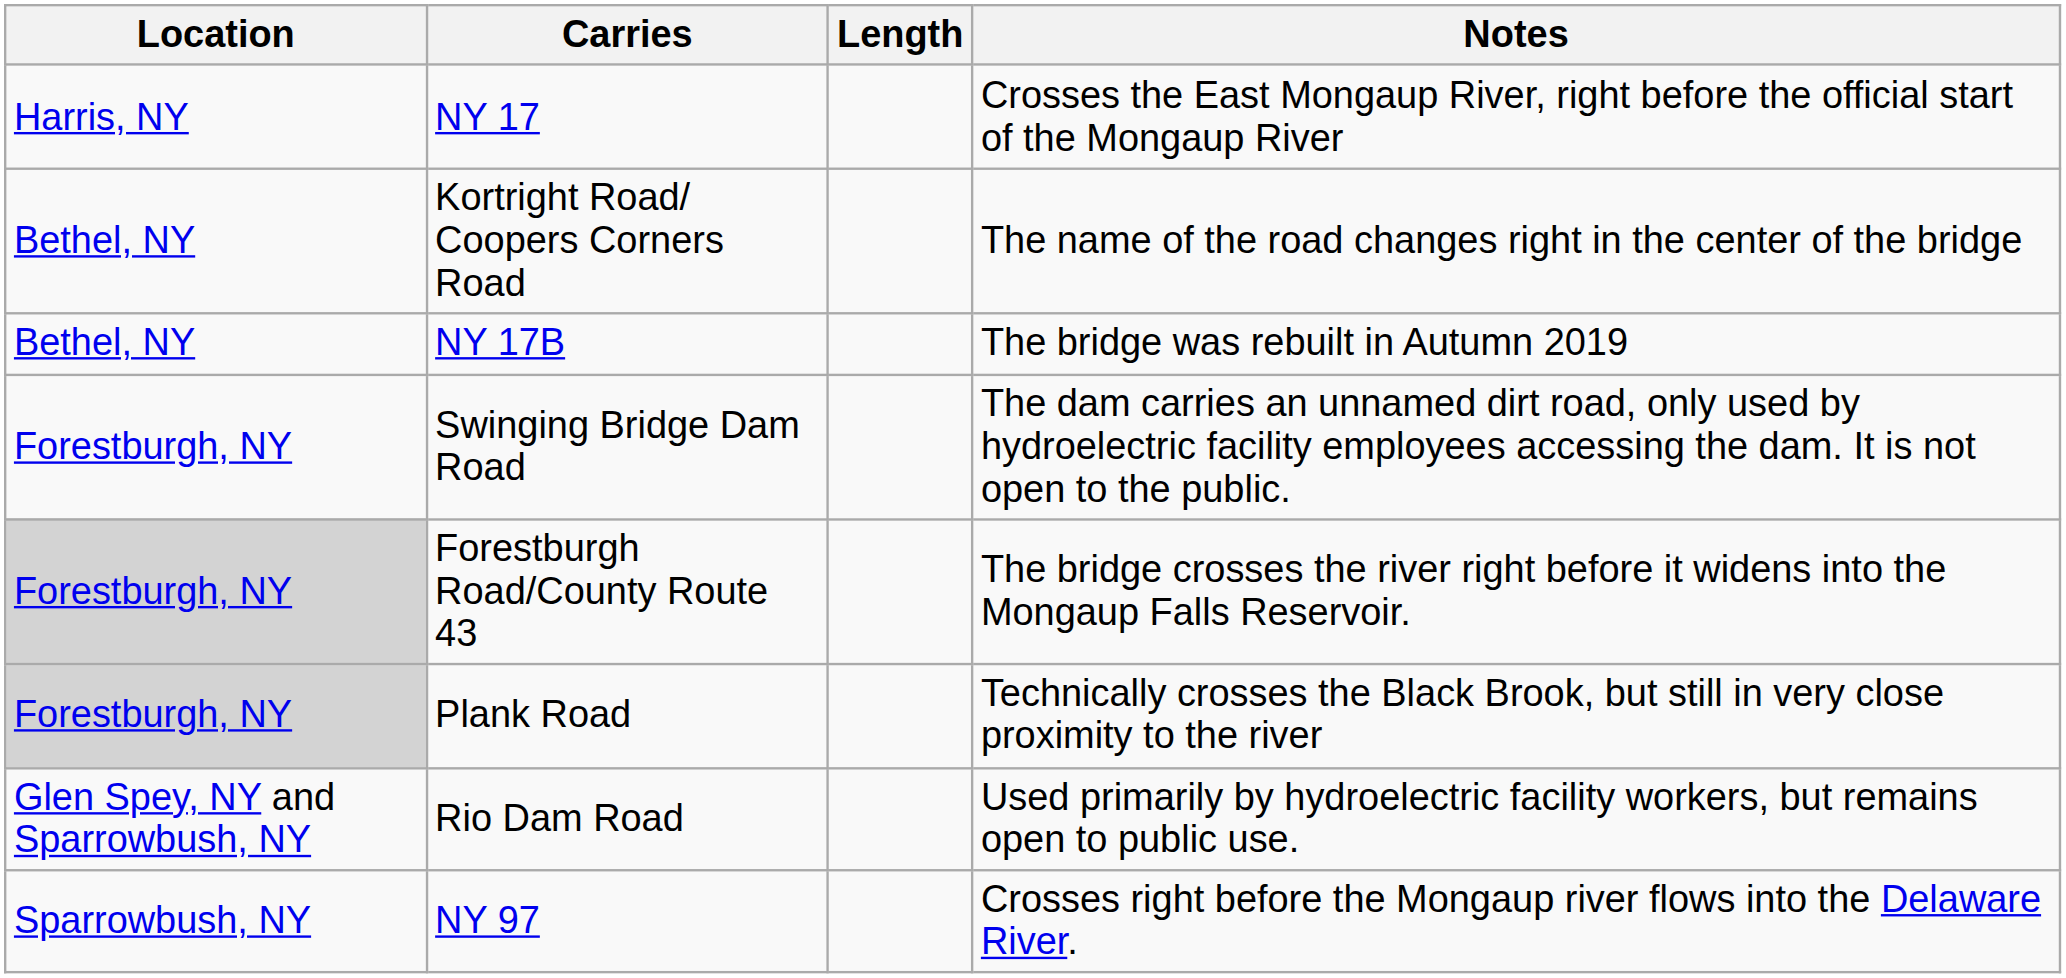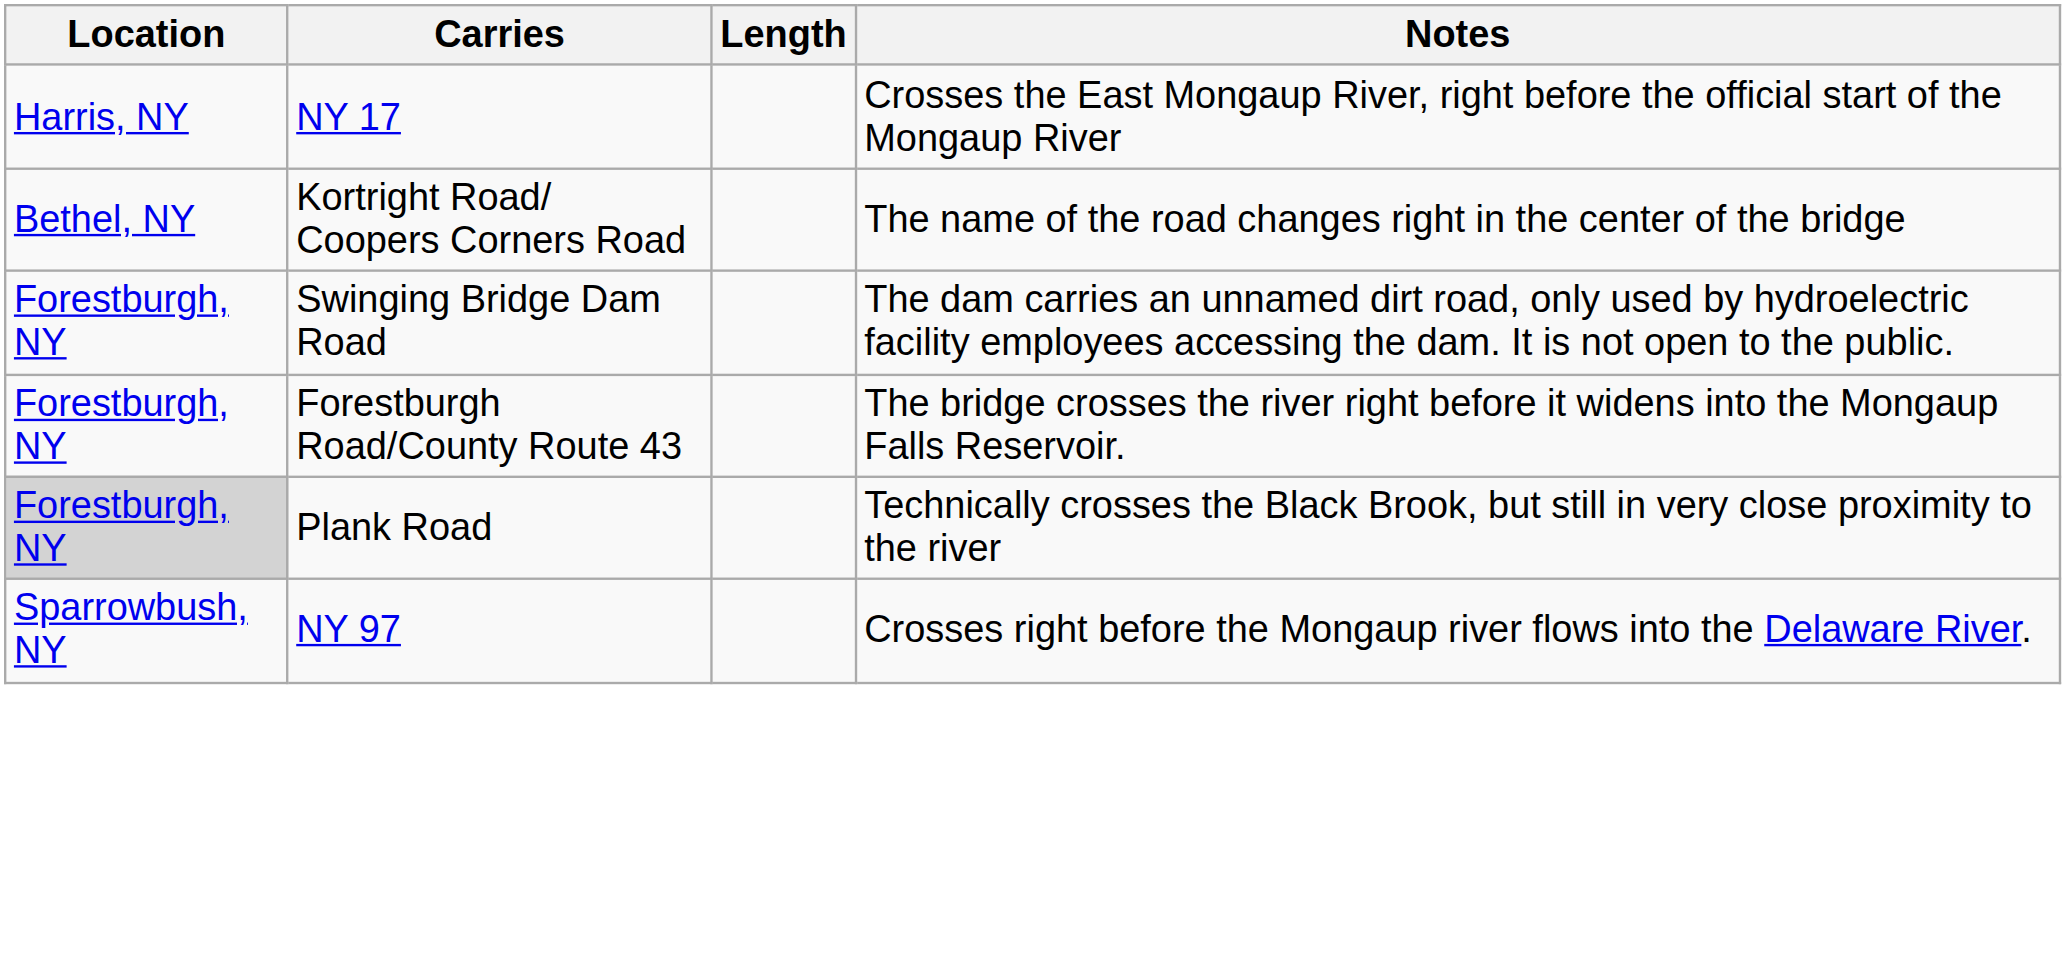- row: (500, 342)
(153, 591) lightgrey background -> (121, 424) no background
- row: (559, 818)
